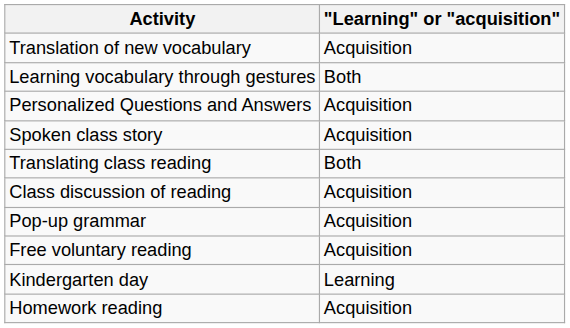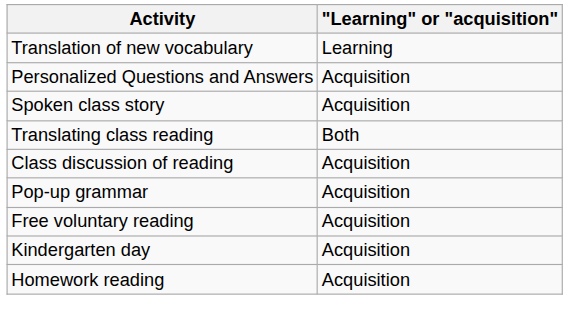(368, 47) Acquisition -> (357, 47) Learning
- row: (162, 76)
(359, 279) Learning -> (366, 250) Acquisition
